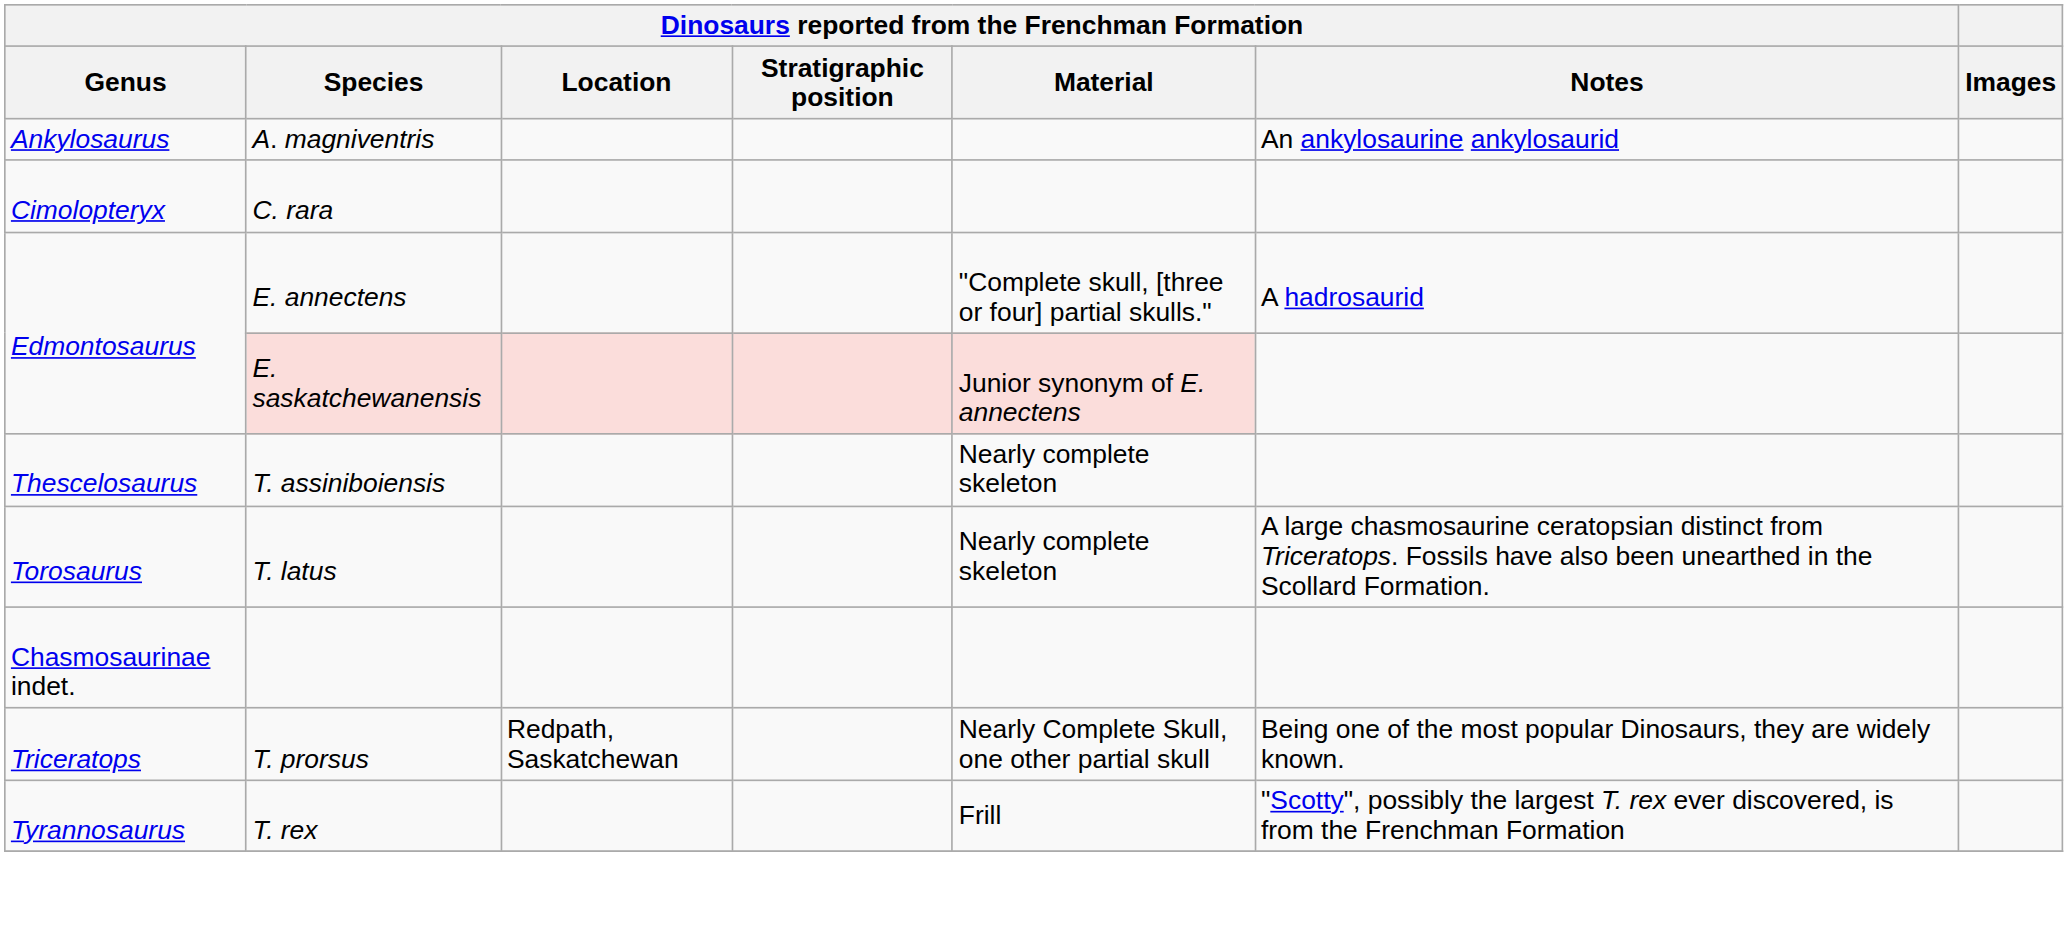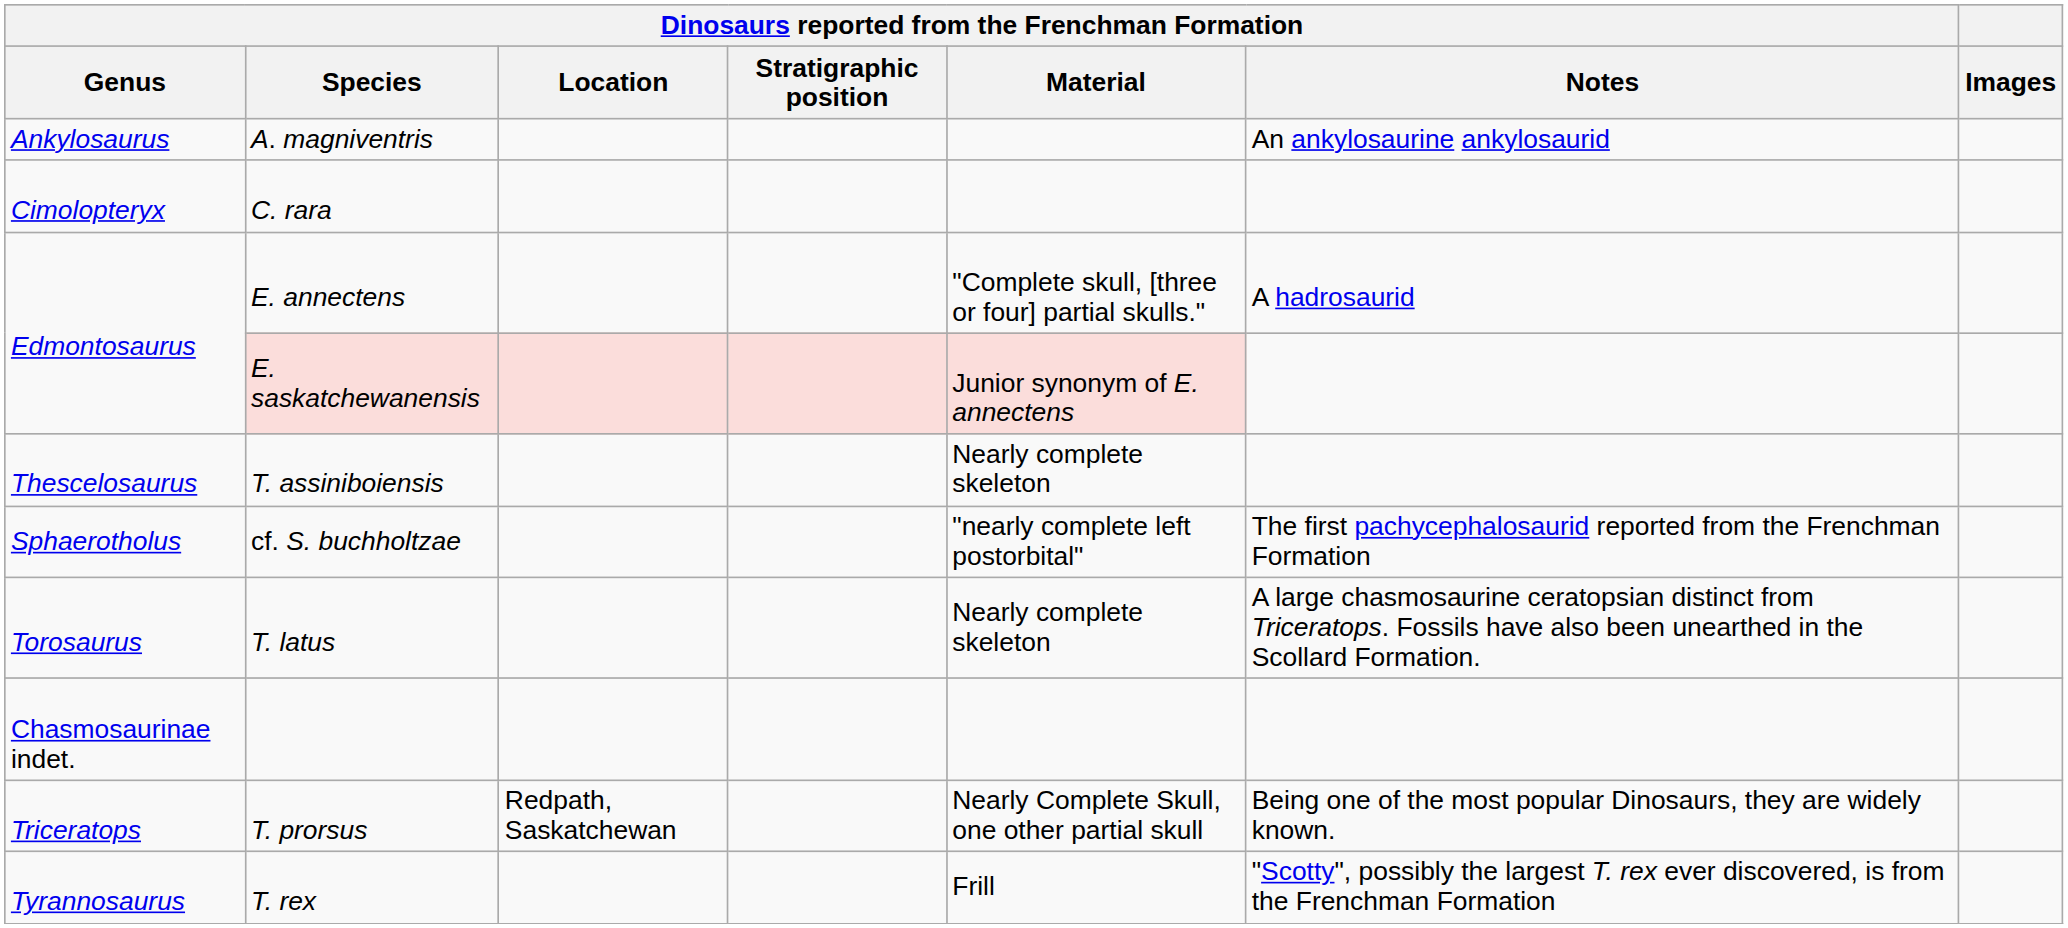+ row: (96, 541)
